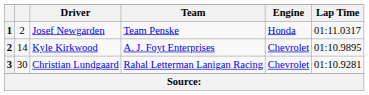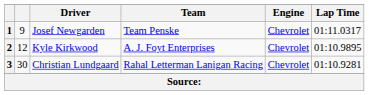(22, 30) 2 -> (22, 30) 9
(282, 30) Honda -> (288, 30) Chevrolet
(22, 47) 14 -> (22, 47) 12
